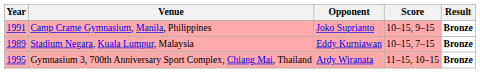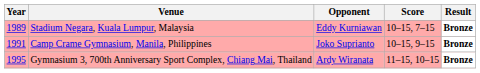rows swapped: (112, 44) <-> (121, 28)
